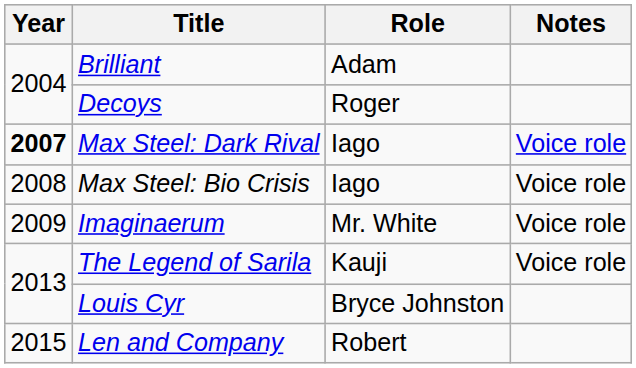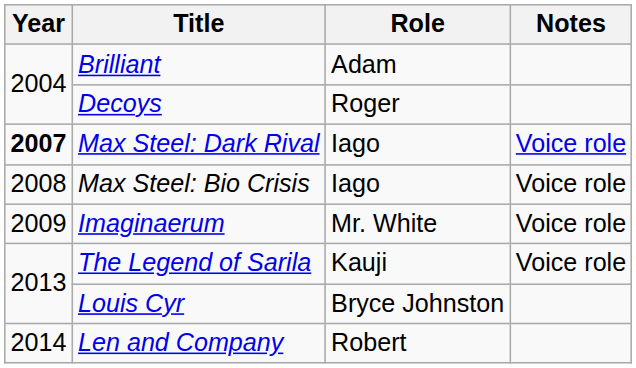(39, 343) 2015 -> (39, 343) 2014
